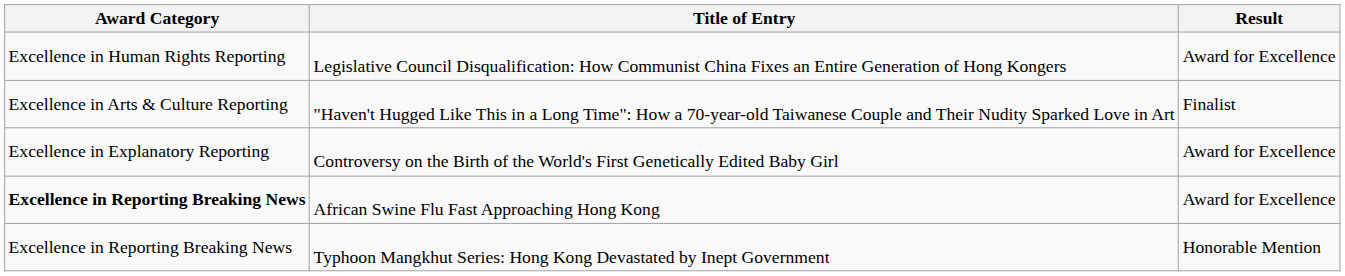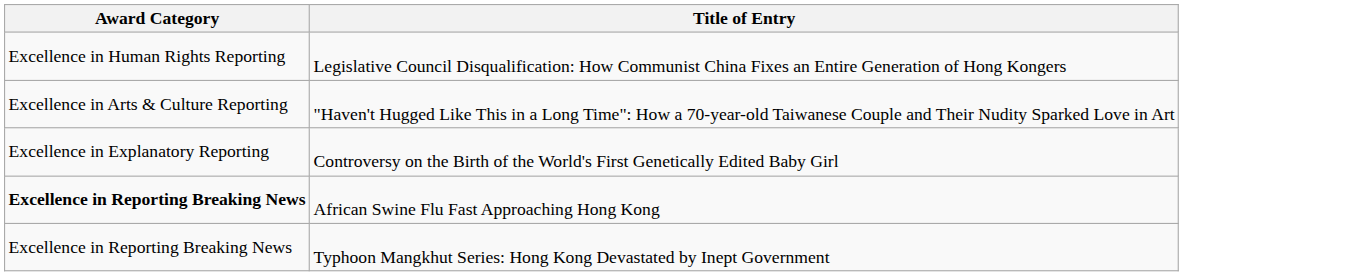- column: (1259, 18)
